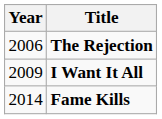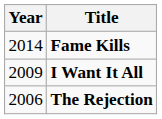rows swapped: (102, 45) <-> (90, 99)
